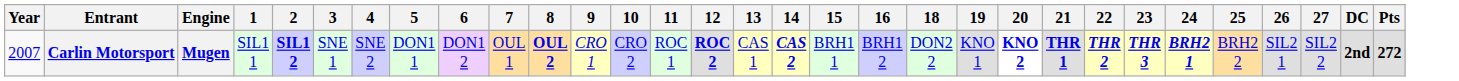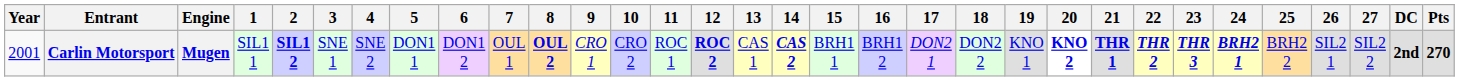+ column: (931, 17)
(24, 52) 2007 -> (24, 52) 2001
(1389, 52) 272 -> (1439, 52) 270
